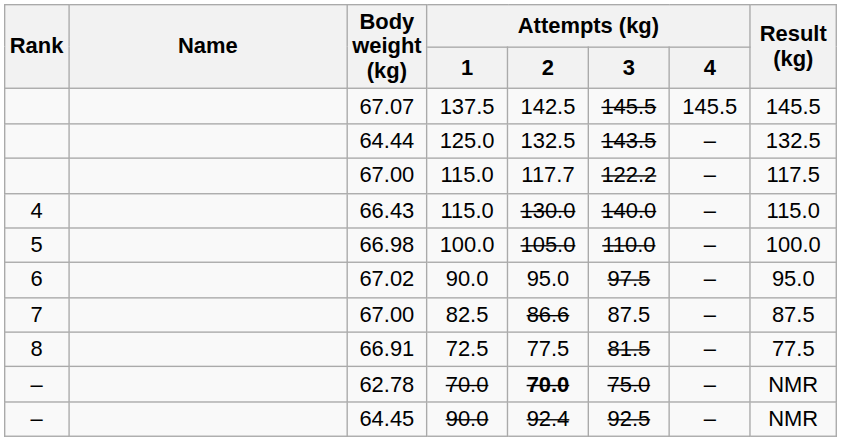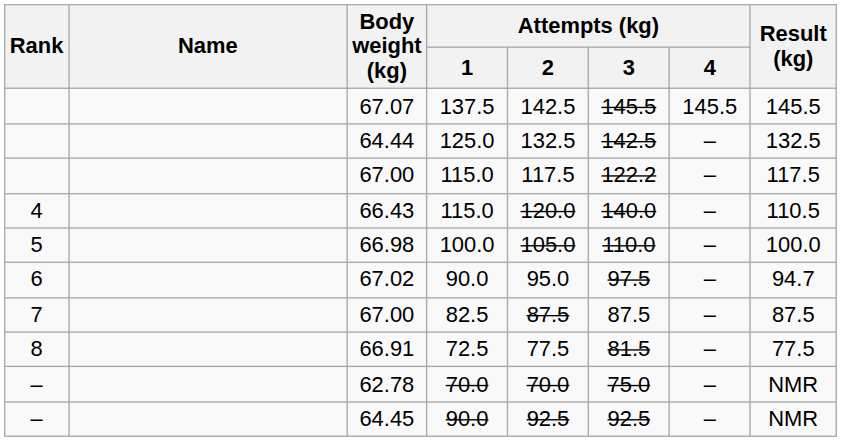(629, 140) 143.5 -> (629, 140) 142.5
(548, 175) 117.7 -> (548, 175) 117.5
(548, 210) 130.0 -> (548, 210) 120.0
(793, 210) 115.0 -> (793, 210) 110.5
(793, 279) 95.0 -> (793, 279) 94.7
(548, 314) 86.6 -> (548, 314) 87.5
(548, 384) bold -> (548, 384) normal
(548, 418) 92.4 -> (548, 418) 92.5
